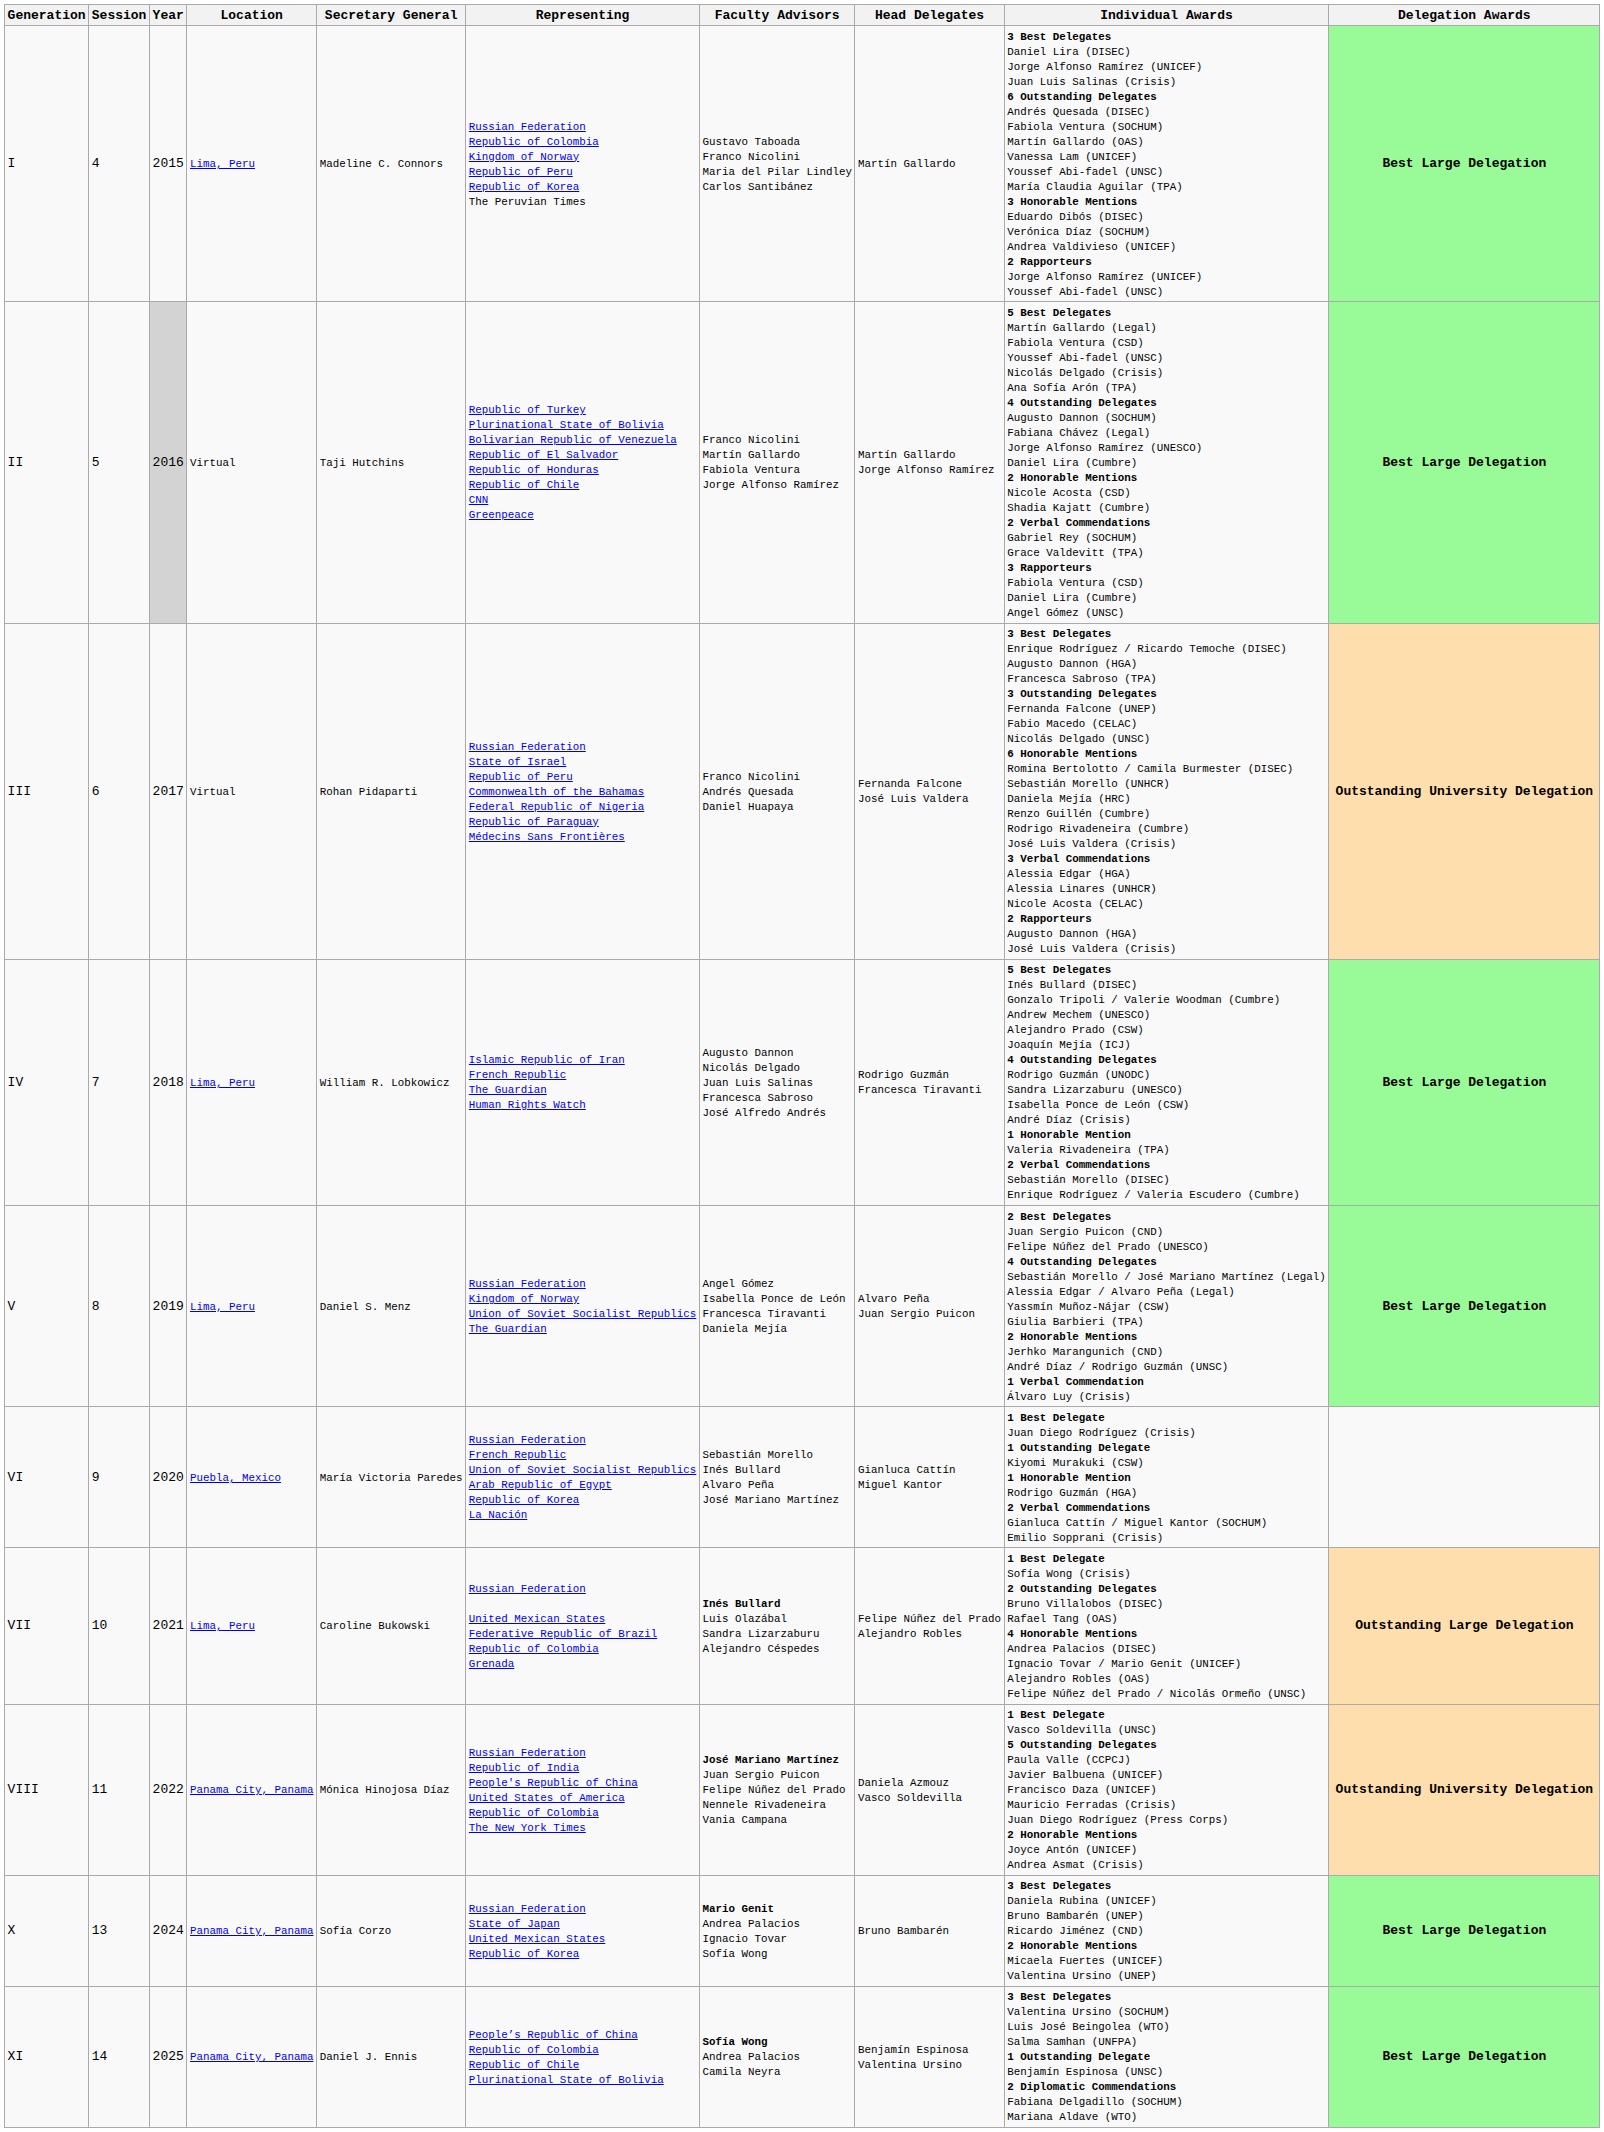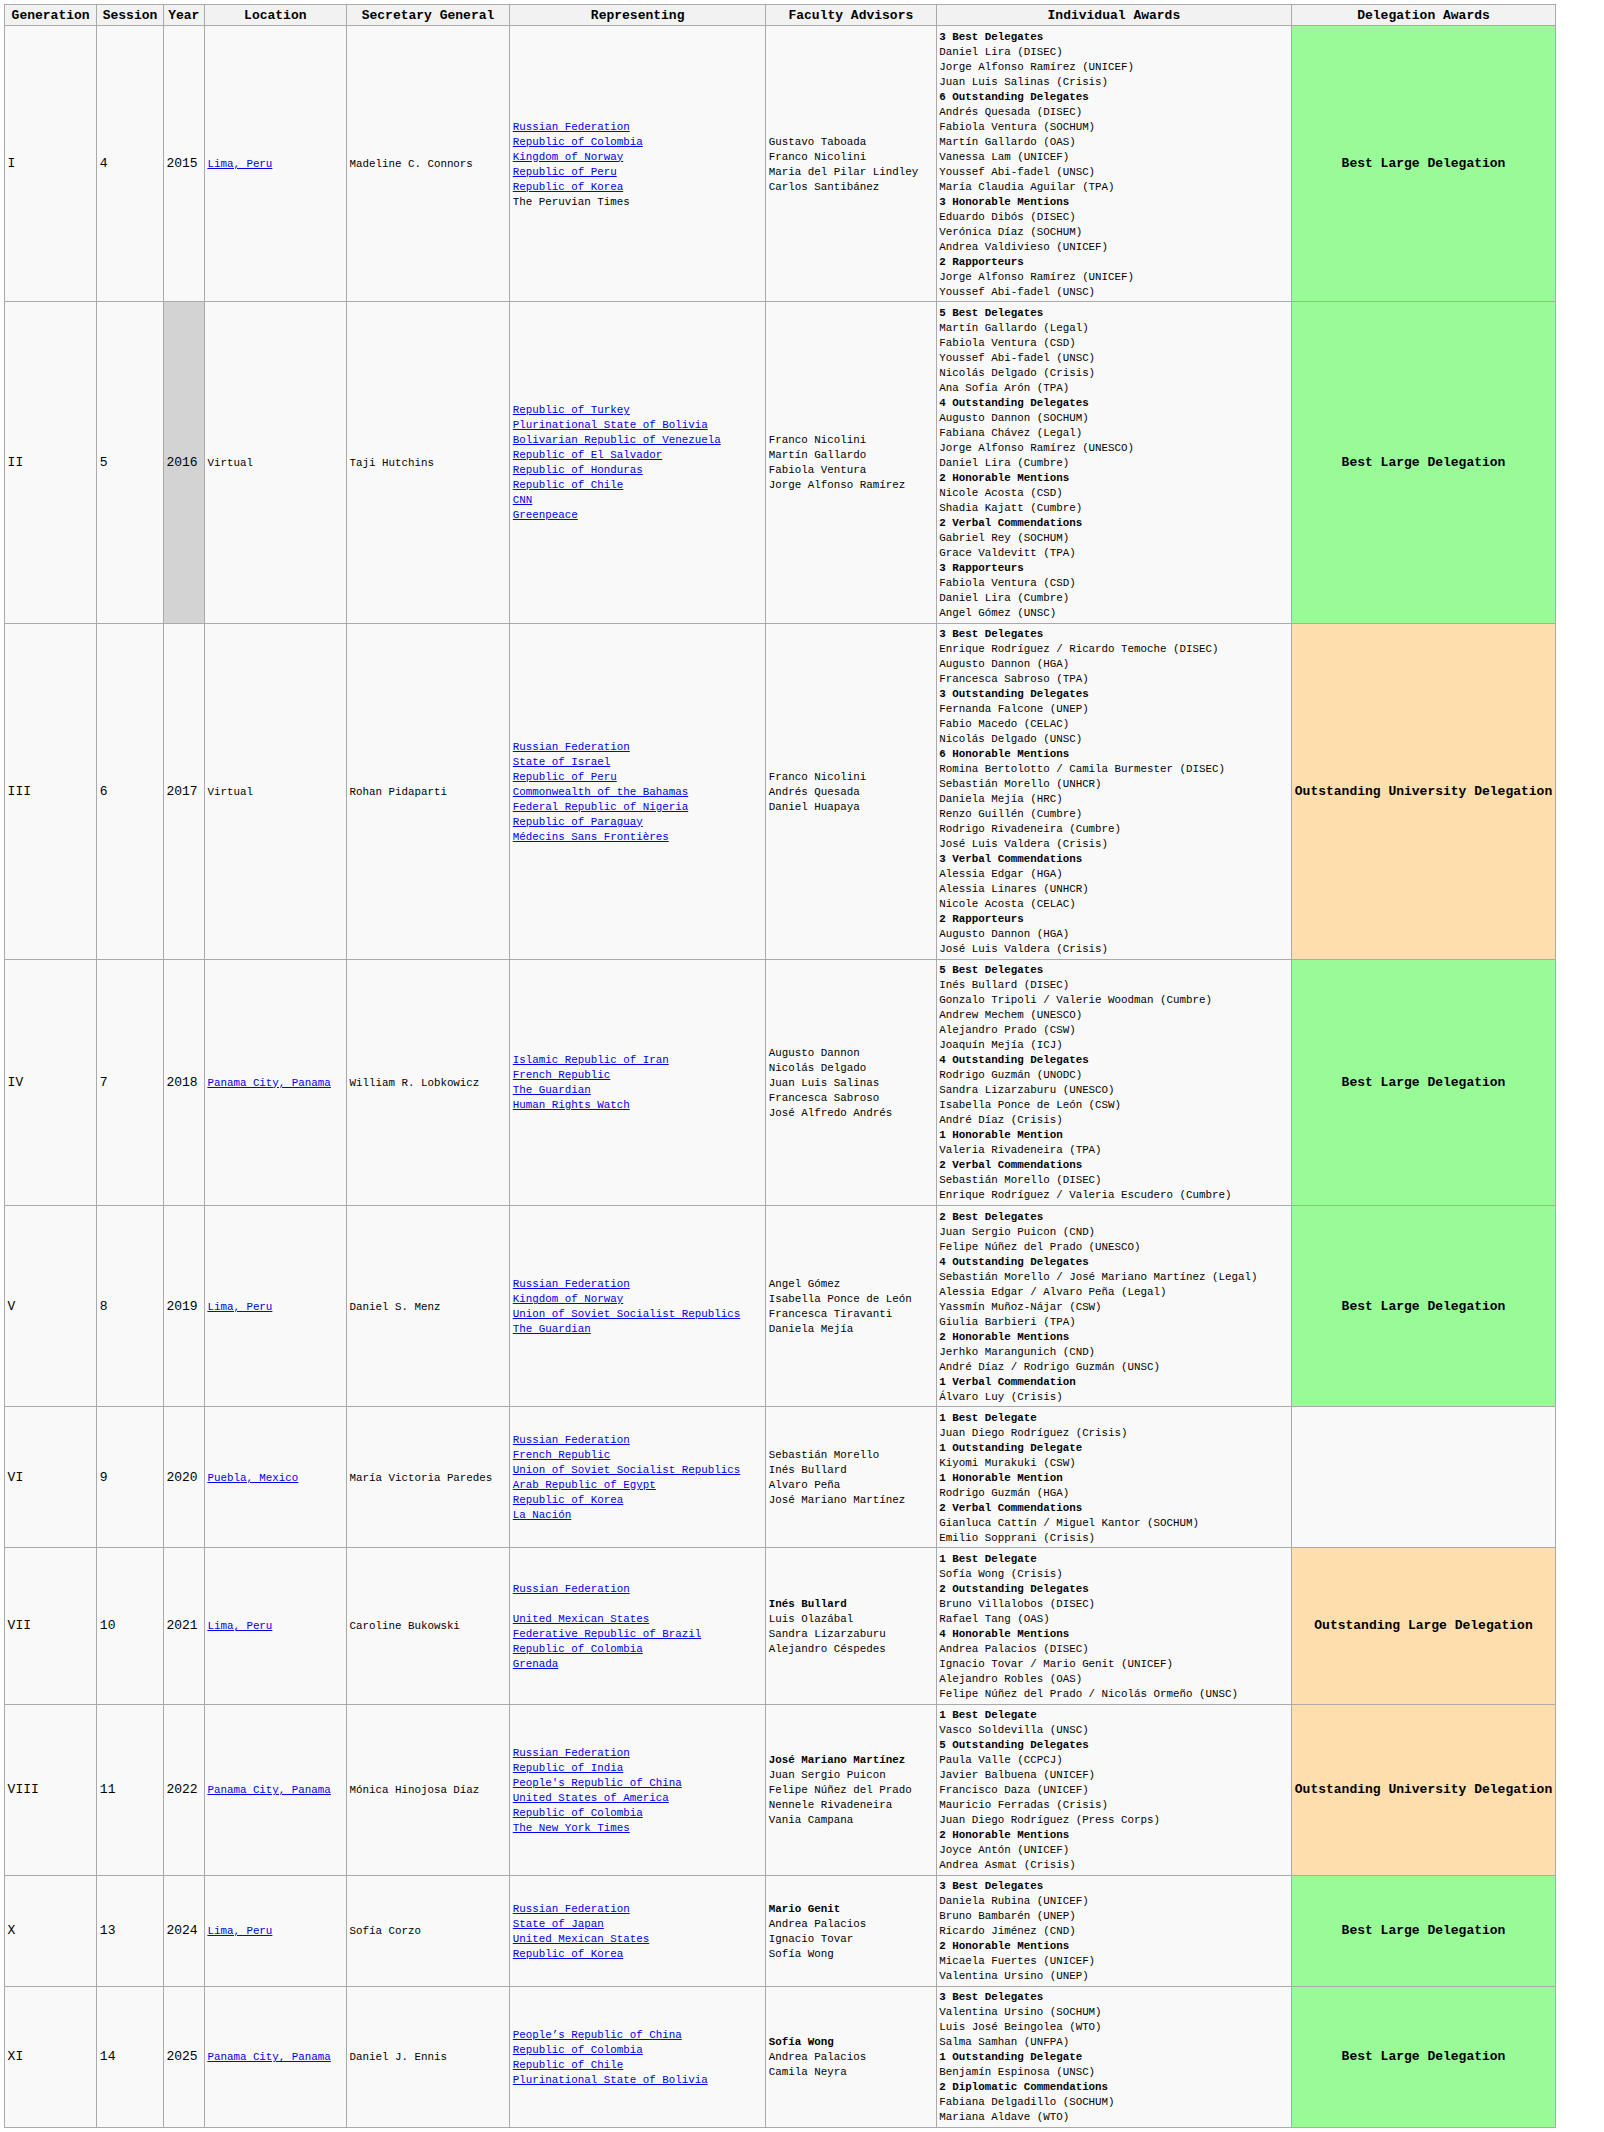- column: (930, 15)
(222, 1083) Lima, Peru -> (269, 1083) Panama City, Panama
(252, 1931) Panama City, Panama -> (240, 1931) Lima, Peru
